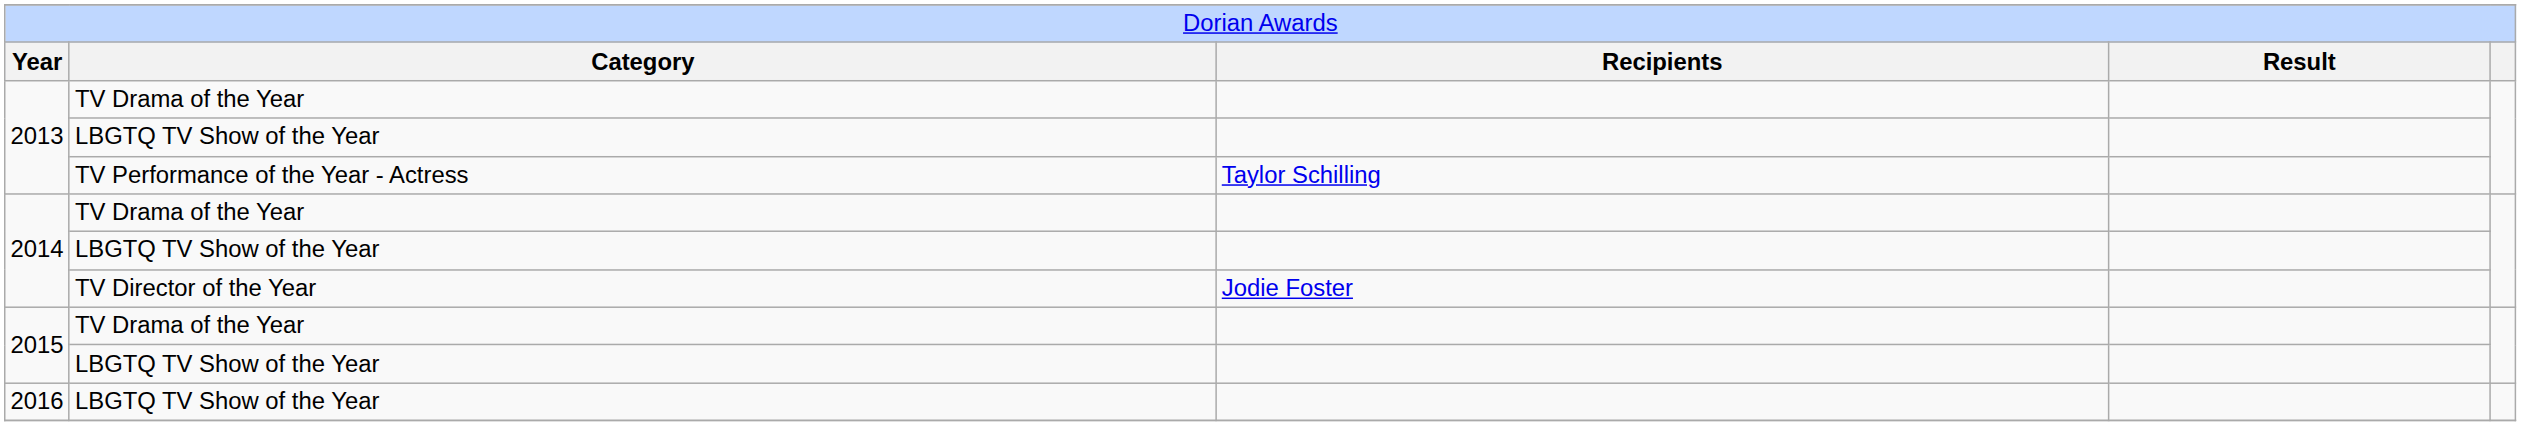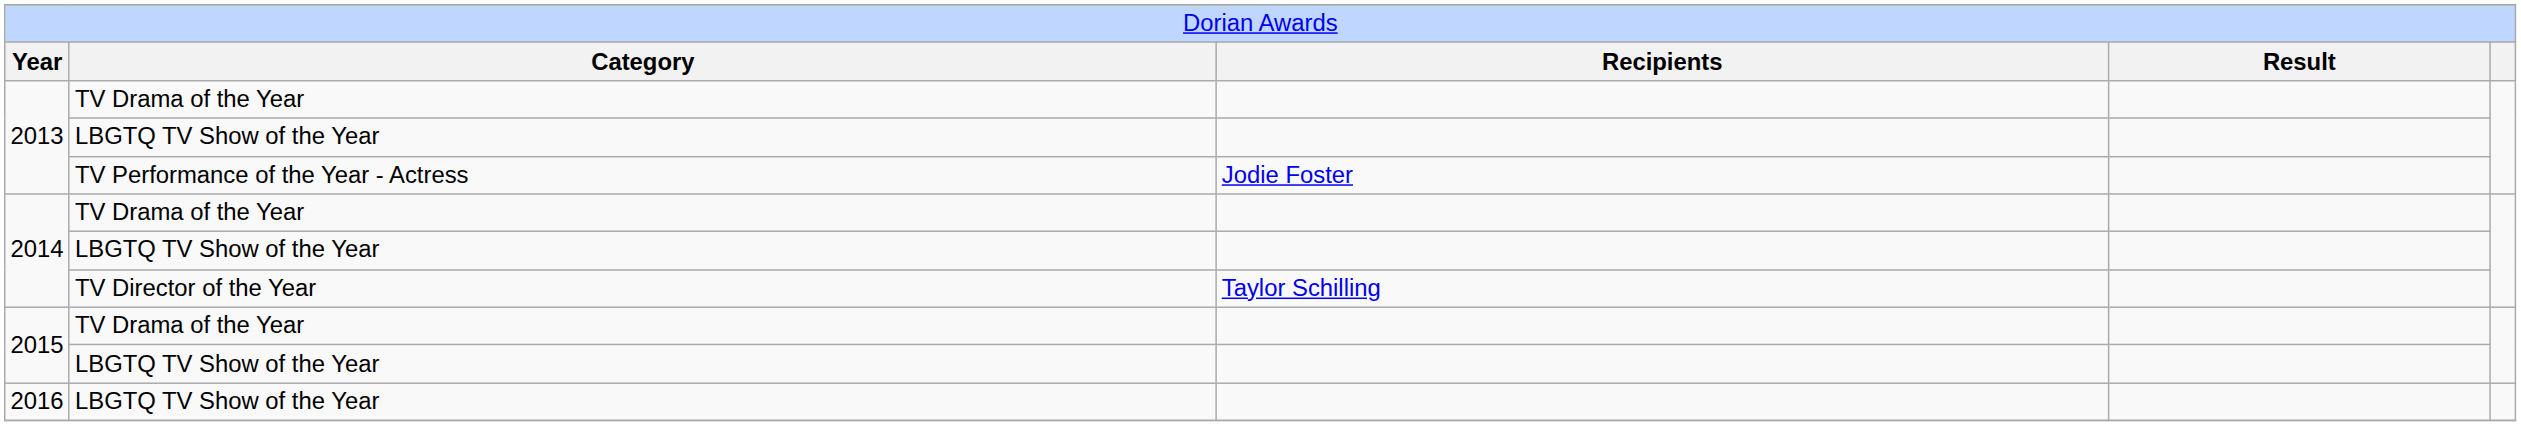(1301, 174) Taylor Schilling -> (1287, 174) Jodie Foster
(1287, 288) Jodie Foster -> (1301, 288) Taylor Schilling
